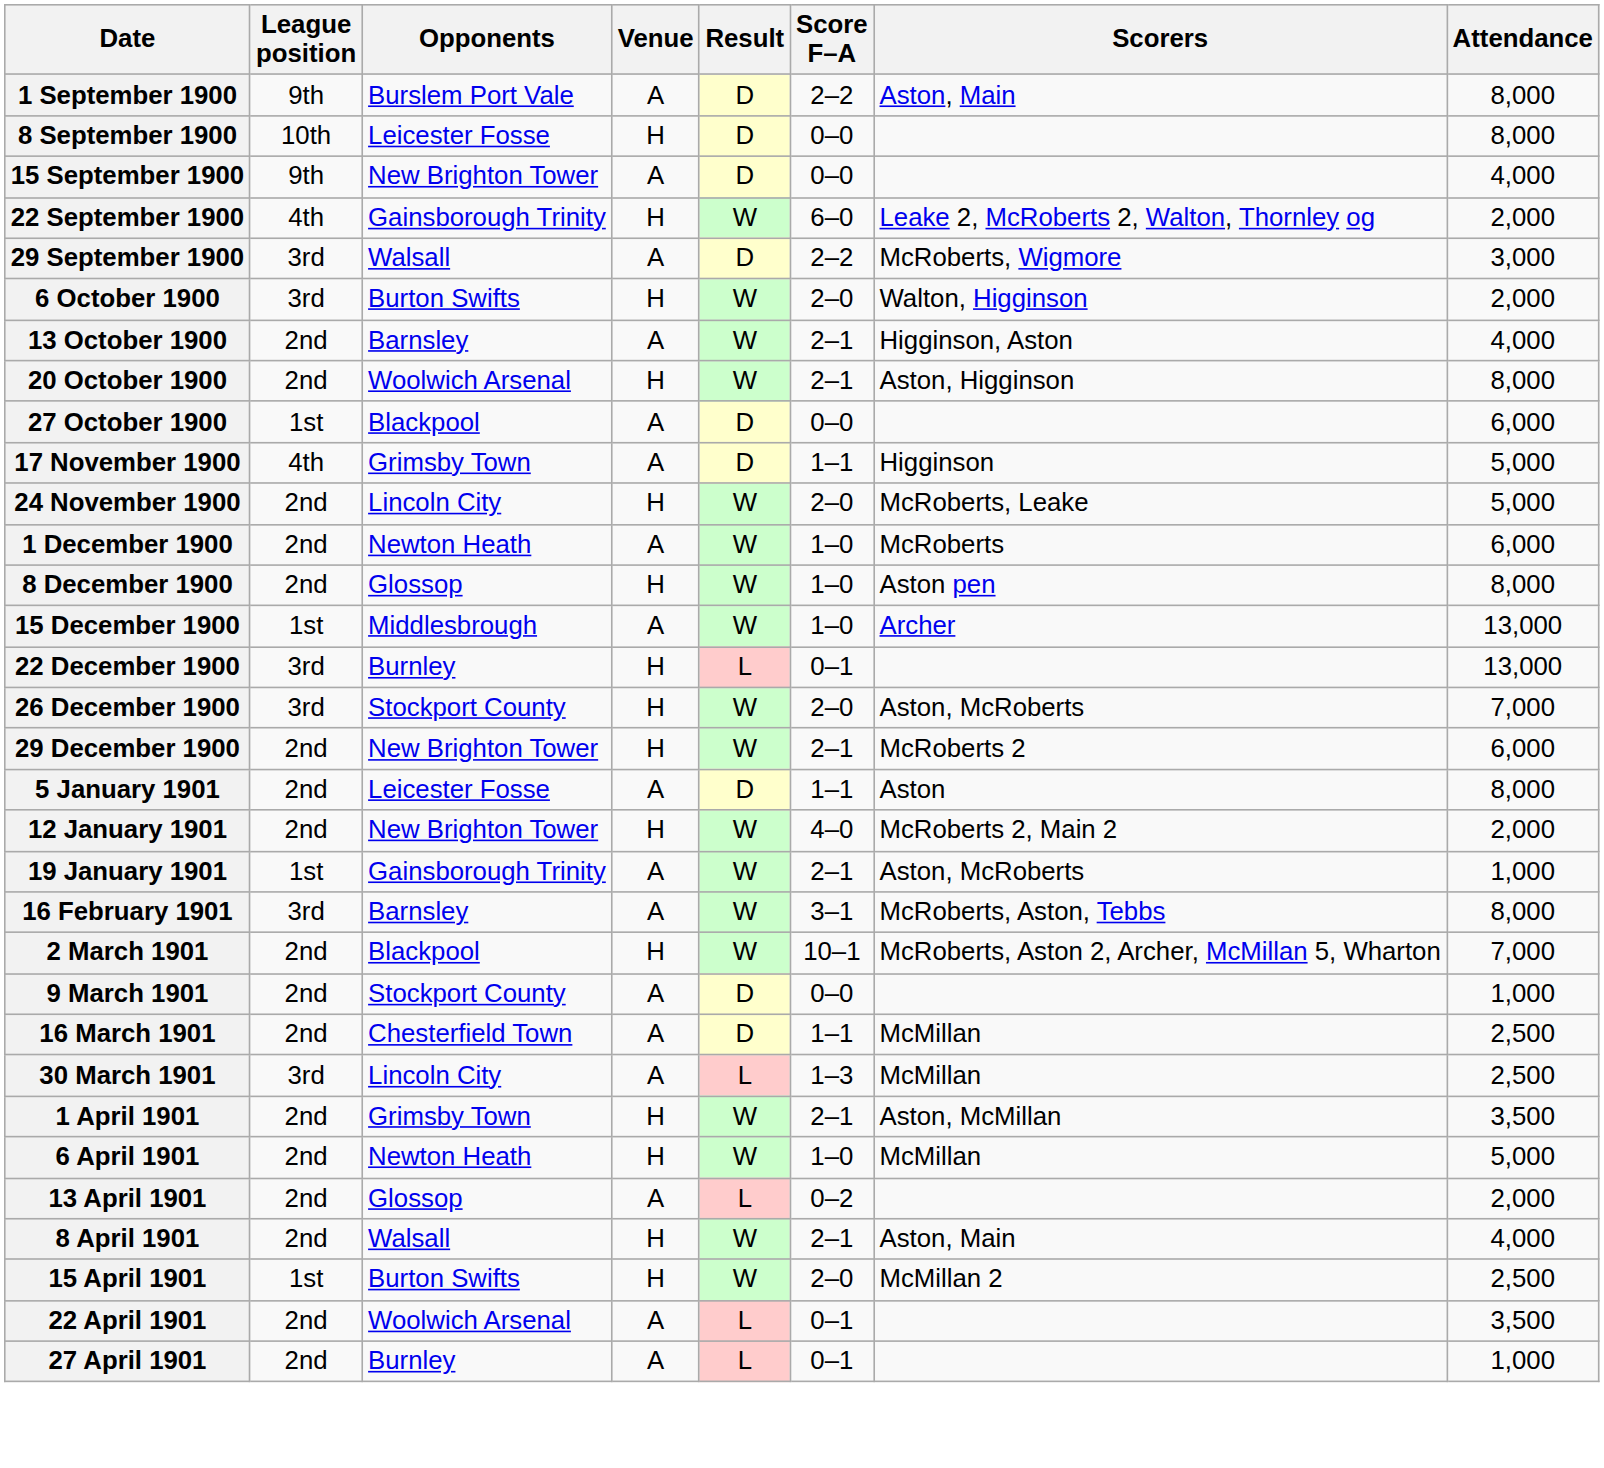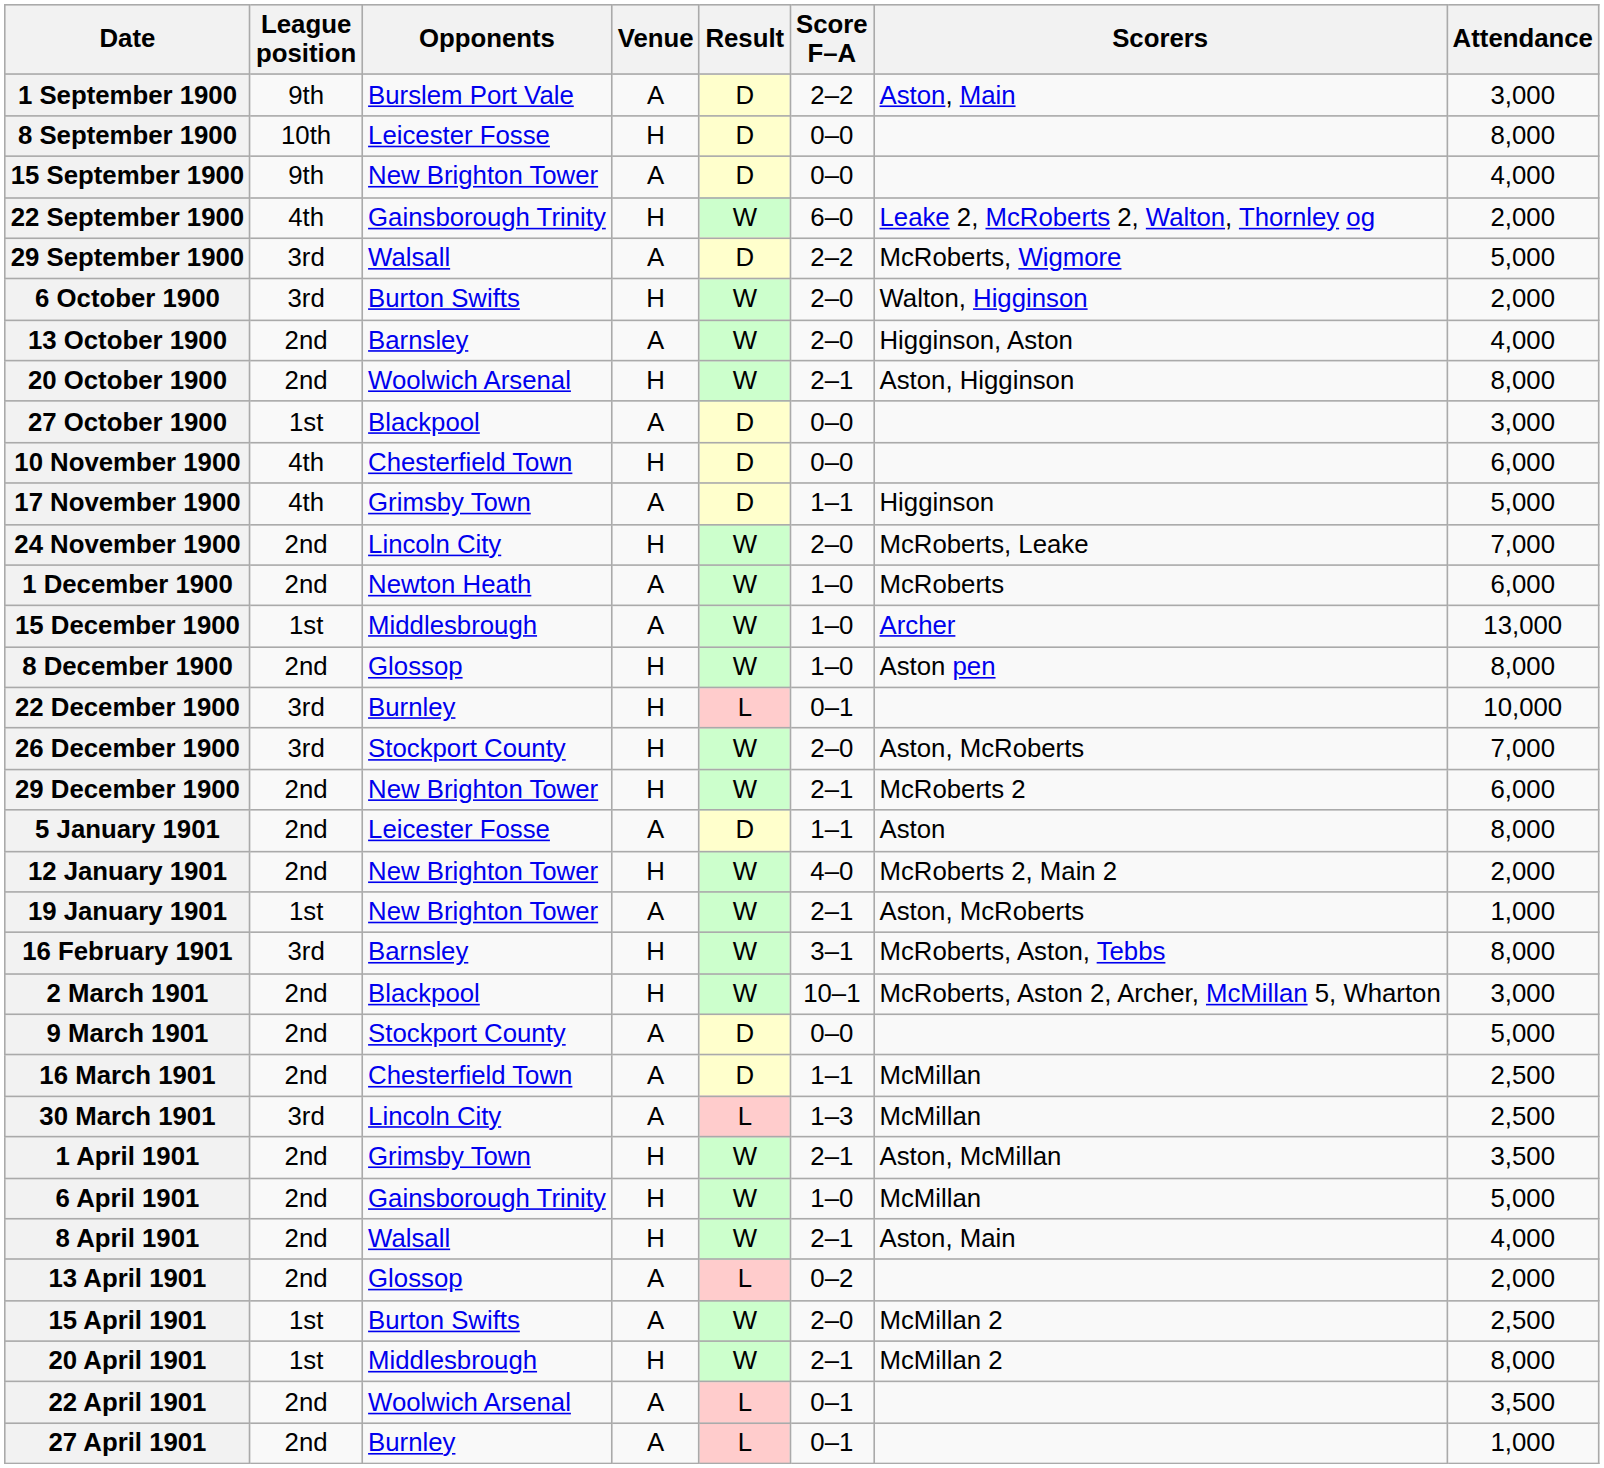(1523, 94) 8,000 -> (1523, 94) 3,000
(1523, 258) 3,000 -> (1523, 258) 5,000
(832, 339) 2–1 -> (832, 339) 2–0
(1523, 421) 6,000 -> (1523, 421) 3,000
+ row: (127, 462)
(1523, 503) 5,000 -> (1523, 544) 7,000
rows swapped: (127, 585) <-> (127, 625)
(1523, 666) 13,000 -> (1523, 707) 10,000
(487, 870) Gainsborough Trinity -> (483, 911) New Brighton Tower
(656, 911) A -> (656, 952) H
(1523, 952) 7,000 -> (1523, 993) 3,000
(1523, 993) 1,000 -> (1523, 1034) 5,000
(450, 1156) Newton Heath -> (487, 1197) Gainsborough Trinity
rows swapped: (127, 1238) <-> (127, 1197)
(656, 1279) H -> (656, 1320) A
+ row: (127, 1361)
